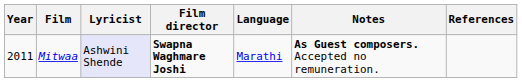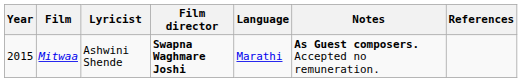(20, 56) 2011 -> (20, 56) 2015
(106, 56) lavender background -> (106, 56) no background
